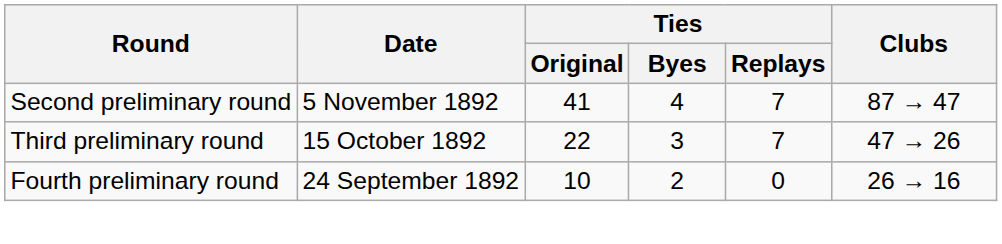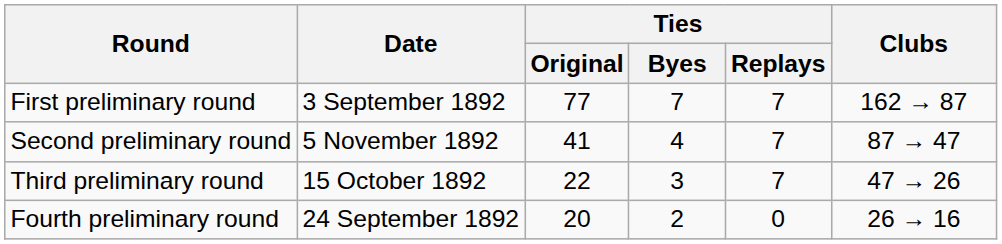+ row: (133, 102)
(577, 180) 10 -> (577, 219) 20
